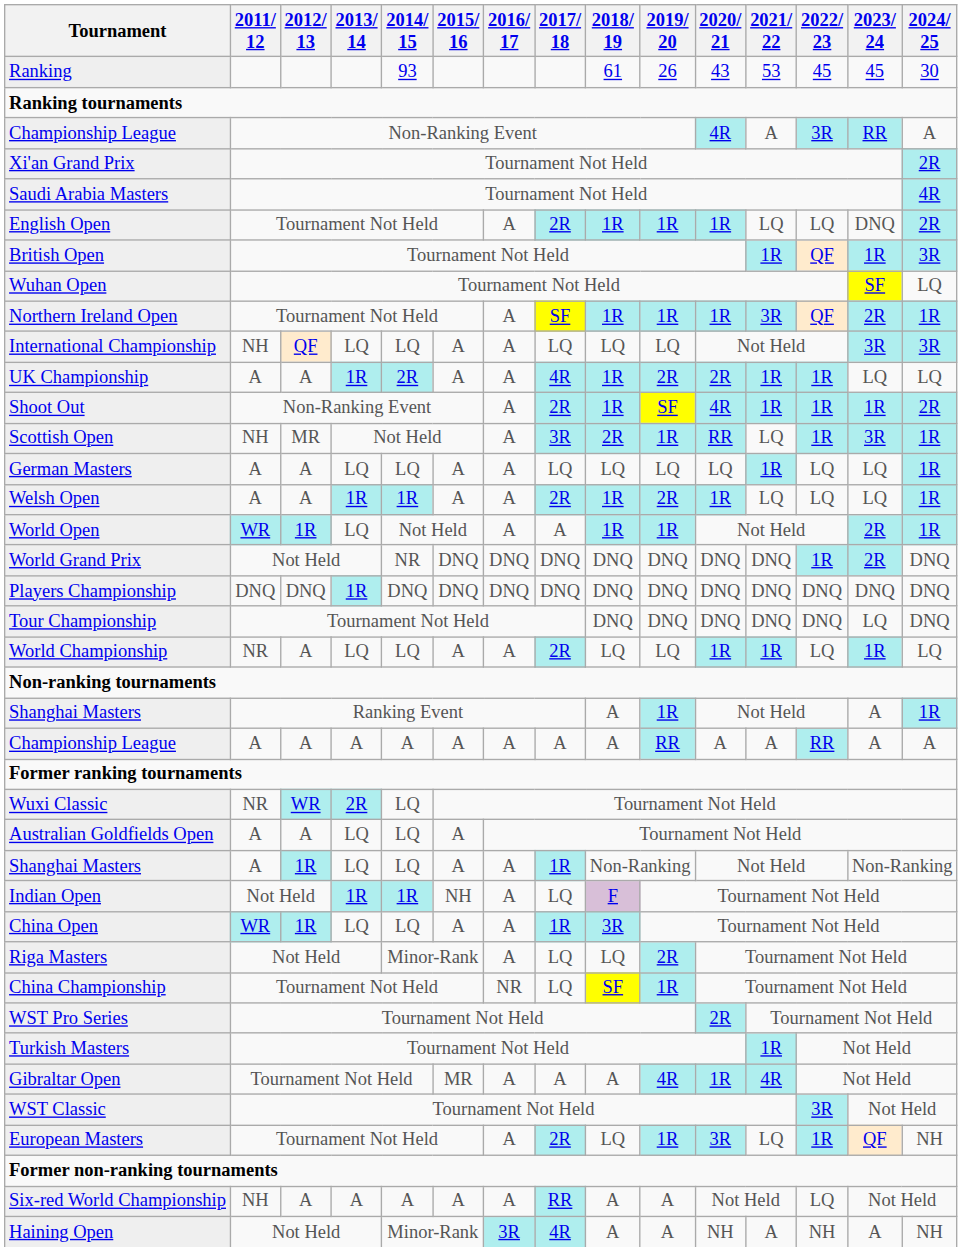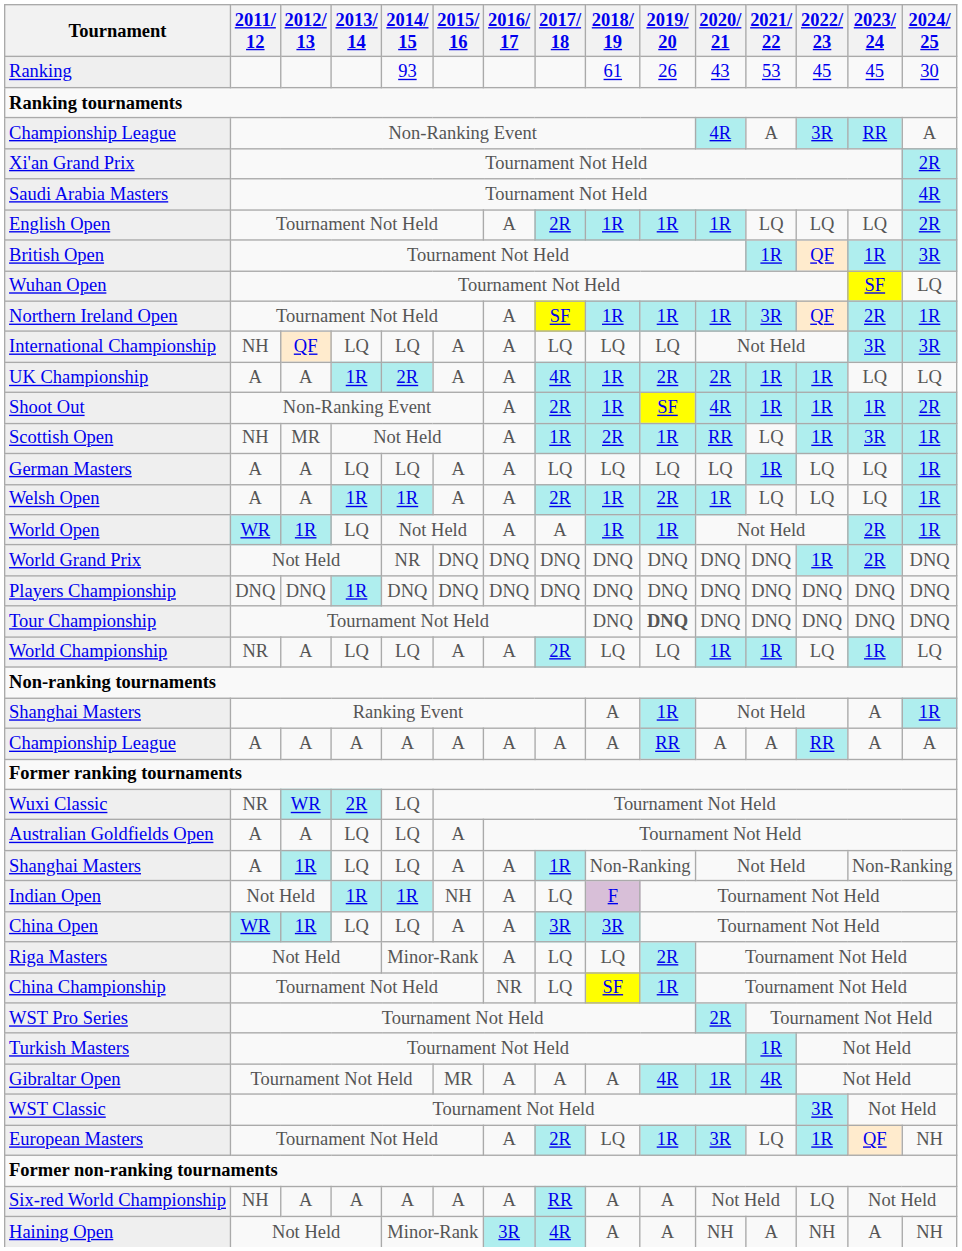(875, 224) DNQ -> (875, 224) LQ
(560, 437) 3R -> (560, 437) 1R
(668, 620) normal -> (668, 620) bold
(875, 620) LQ -> (875, 620) DNQ
(560, 926) 1R -> (560, 926) 3R
